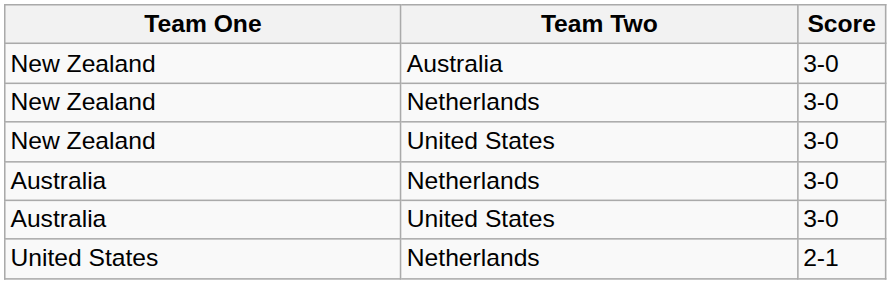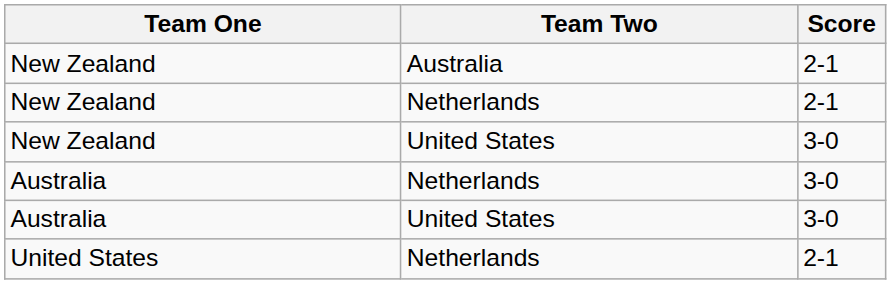(821, 63) 3-0 -> (821, 63) 2-1
(821, 102) 3-0 -> (821, 102) 2-1
